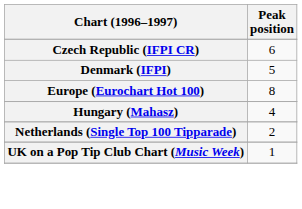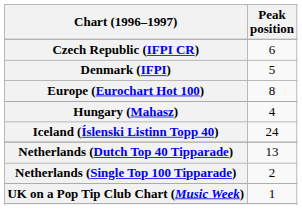+ row: (126, 132)
+ row: (126, 152)
